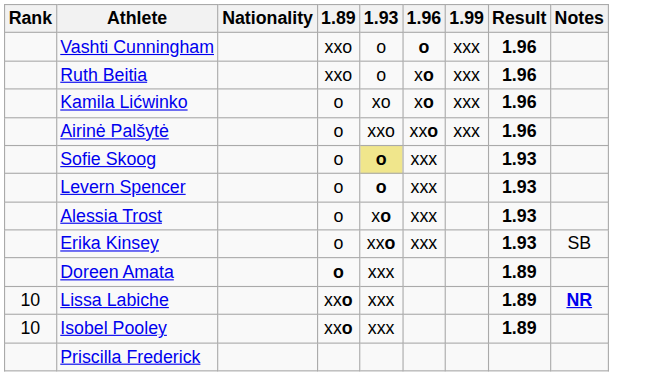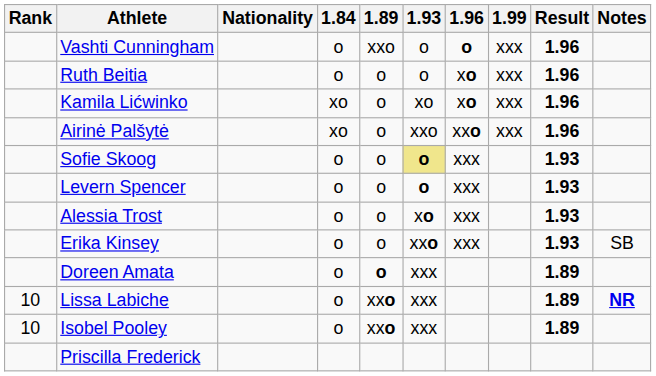+ column: (338, 18)
(338, 74) xxo -> (381, 74) o
